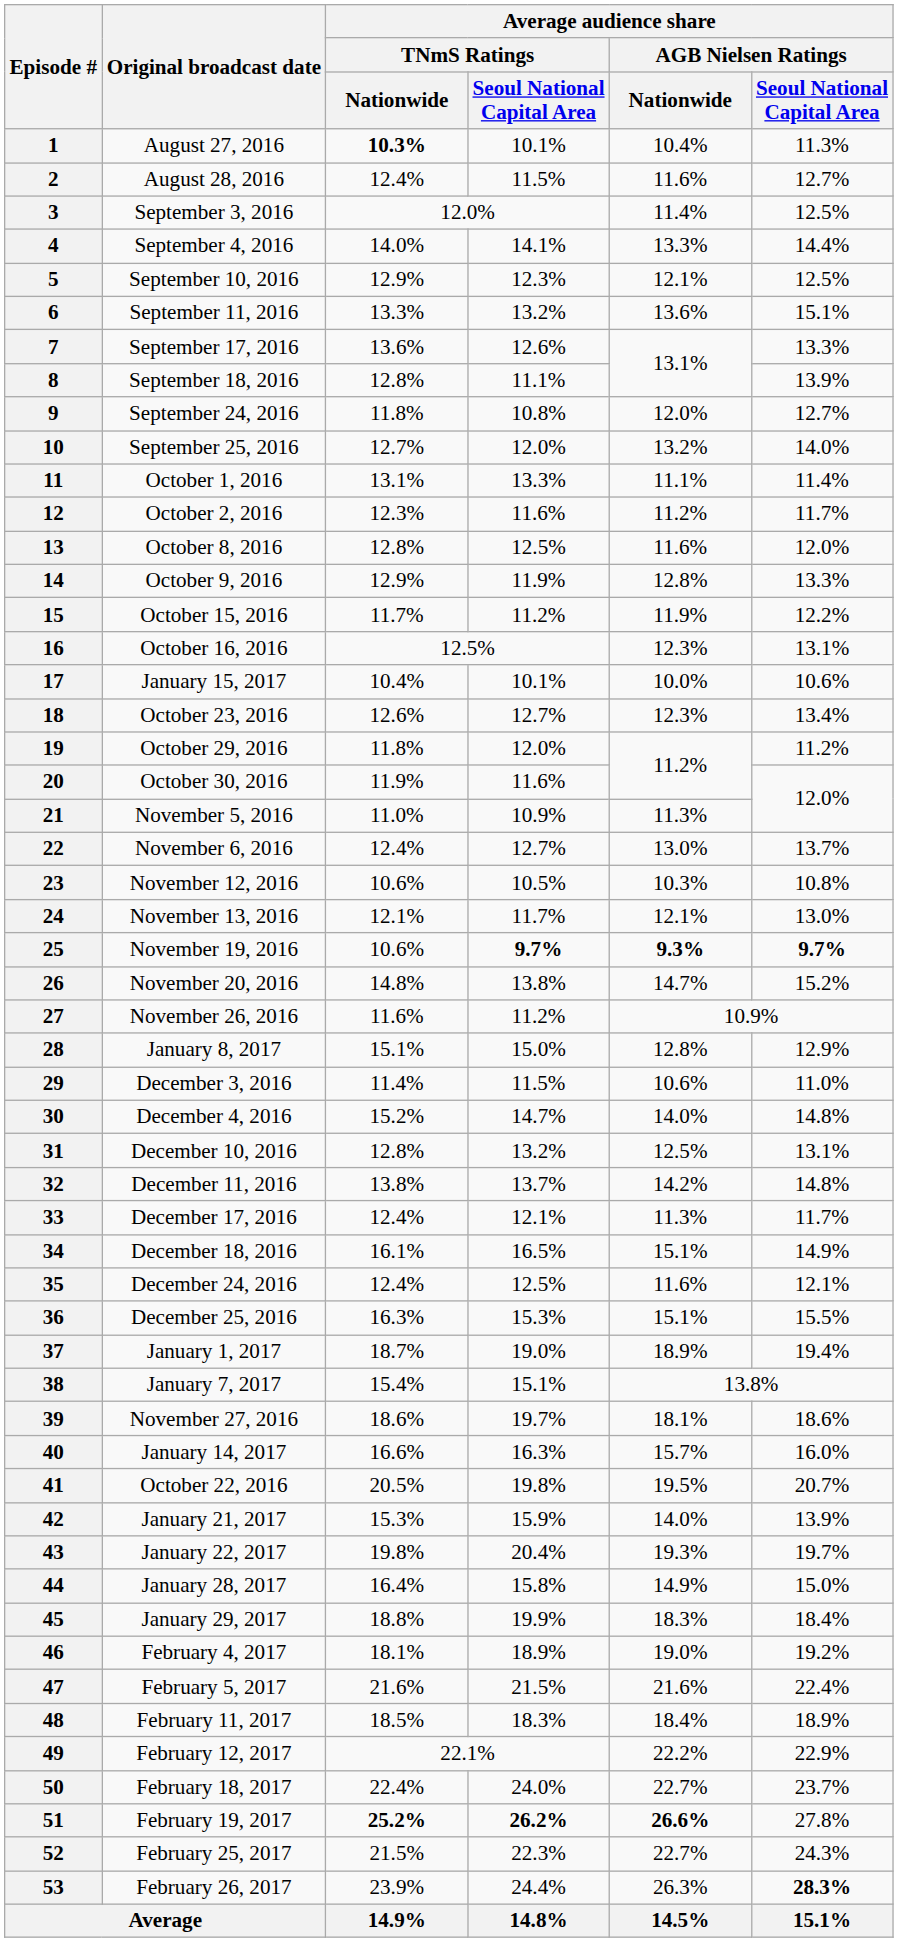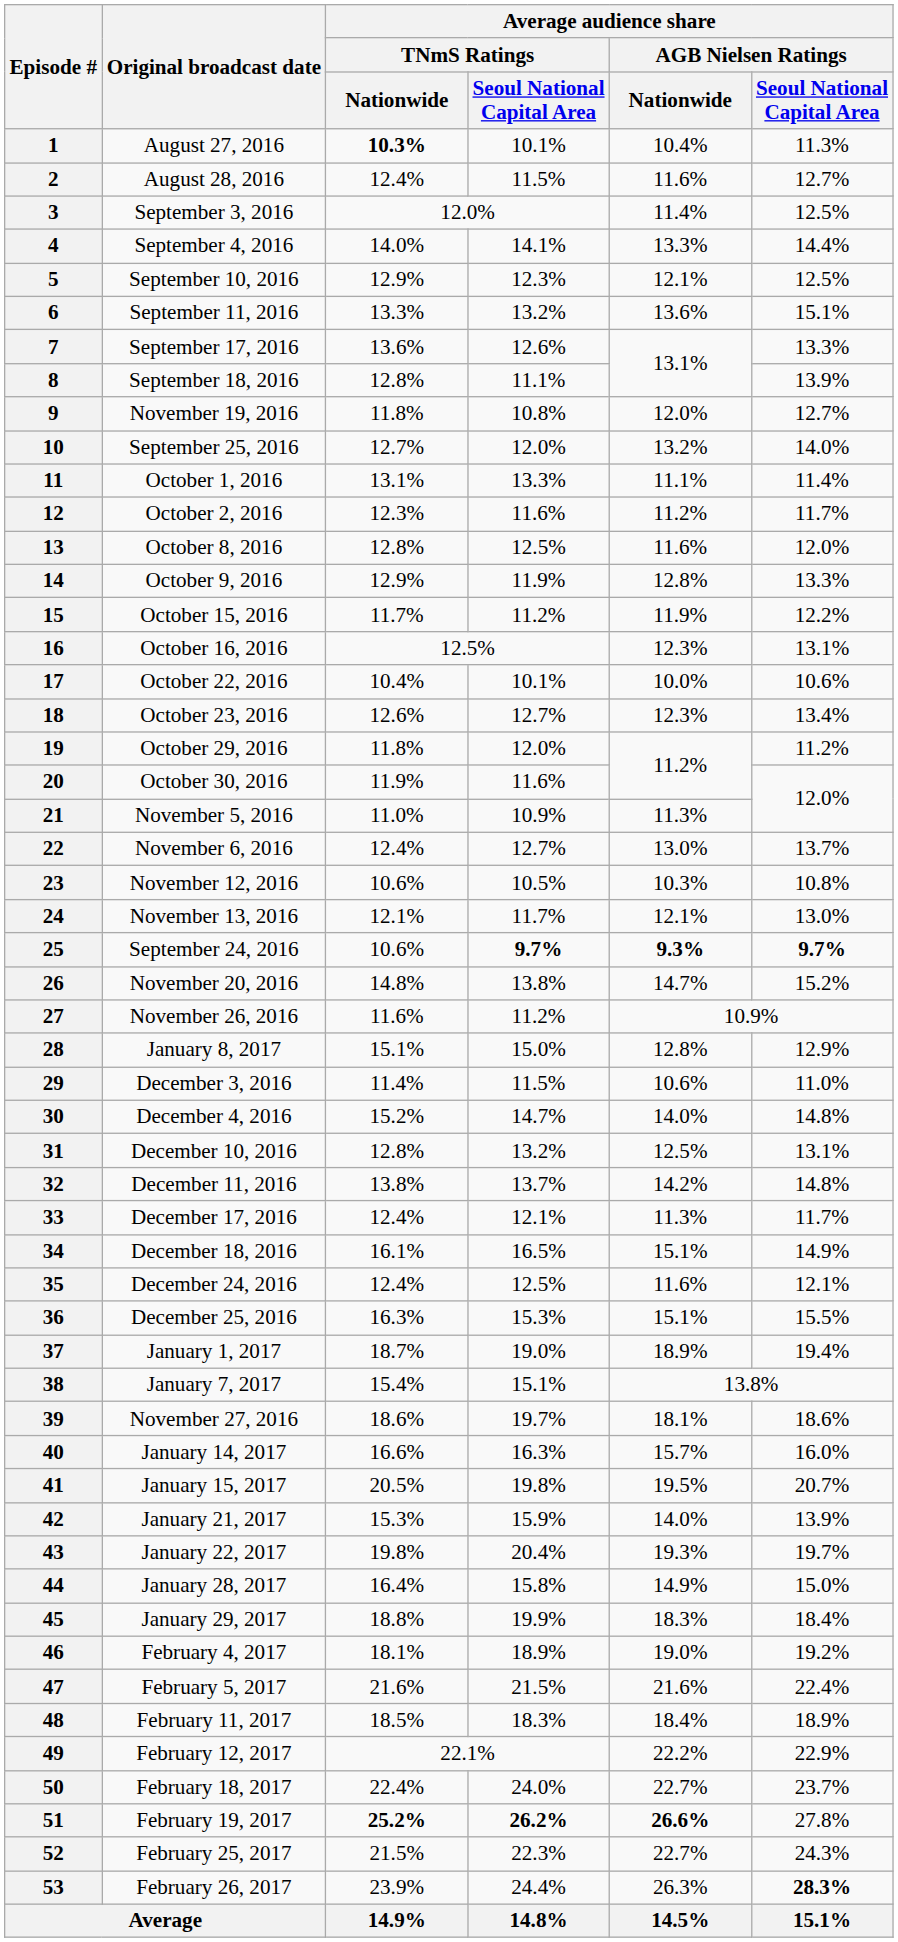(214, 413) September 24, 2016 -> (214, 413) November 19, 2016
(214, 681) January 15, 2017 -> (214, 681) October 22, 2016
(214, 949) November 19, 2016 -> (214, 949) September 24, 2016
(214, 1485) October 22, 2016 -> (214, 1485) January 15, 2017
